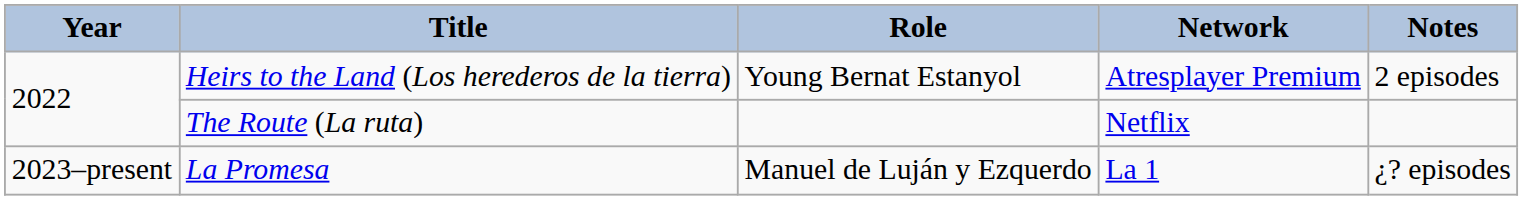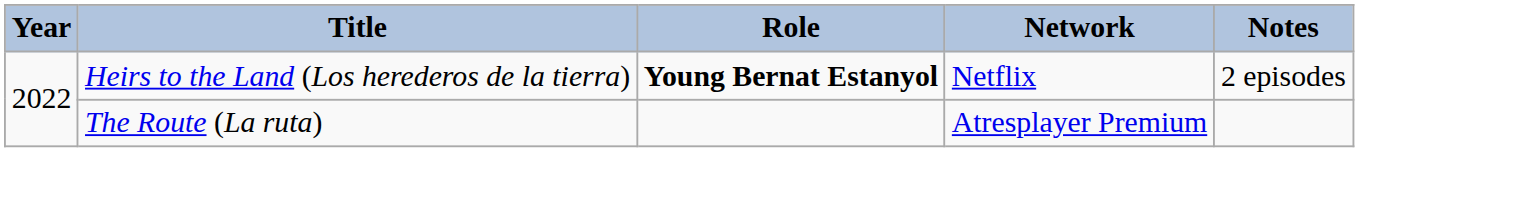(883, 75) normal -> (791, 75) bold
(1233, 75) Atresplayer Premium -> (994, 75) Netflix
(1148, 122) Netflix -> (1080, 122) Atresplayer Premium
- row: (258, 169)
